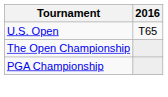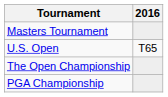+ row: (57, 31)
